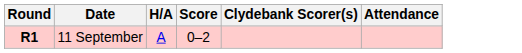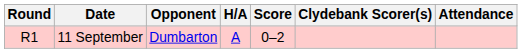+ column: (183, 15)
(29, 37) bold -> (29, 37) normal
